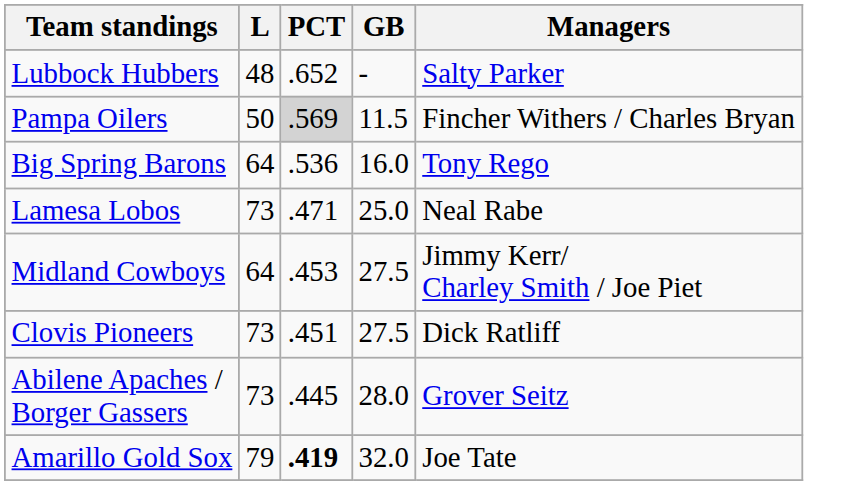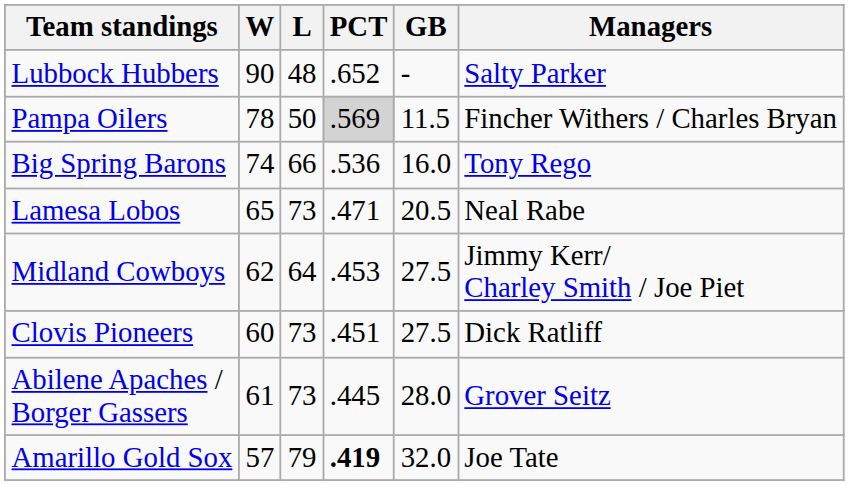+ column: (260, 27)
(260, 164) 64 -> (302, 164) 66
(384, 210) 25.0 -> (426, 210) 20.5
